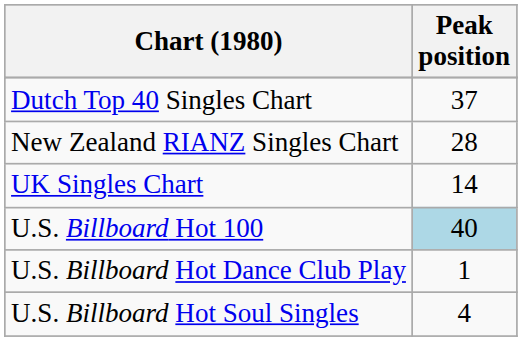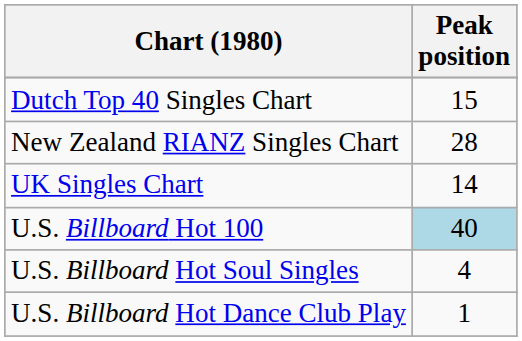(464, 99) 37 -> (464, 99) 15
rows swapped: (208, 270) <-> (185, 313)
